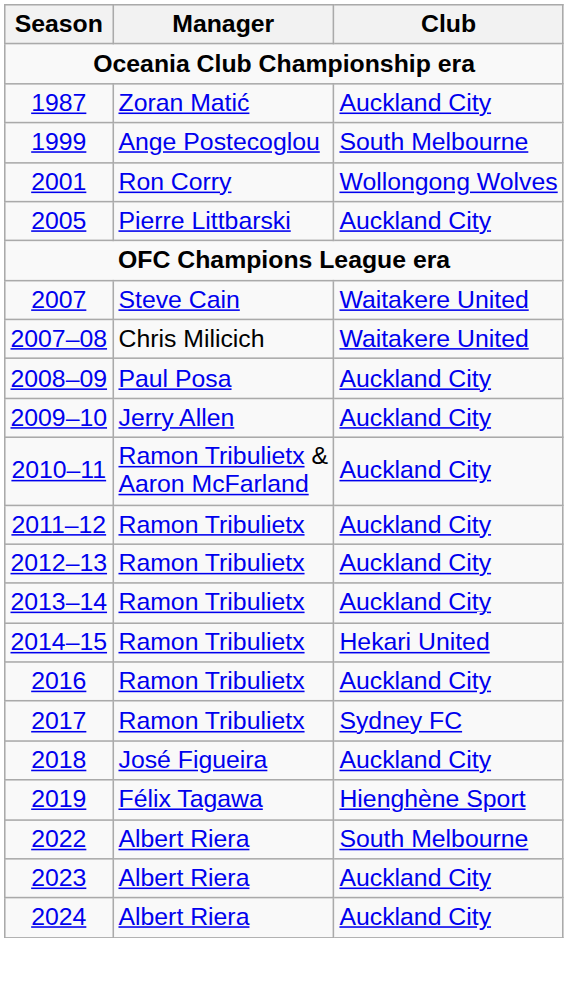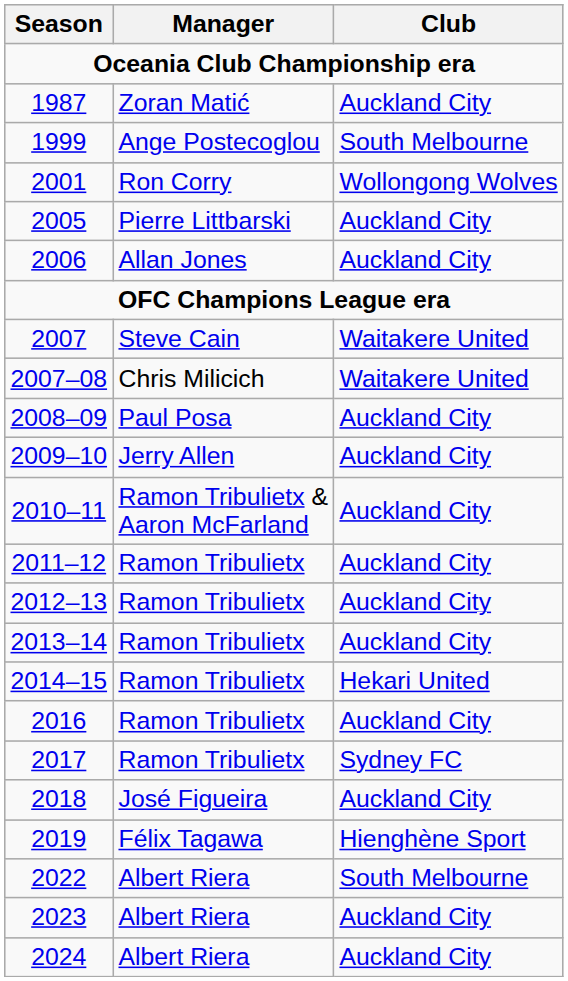+ row: (59, 260)
